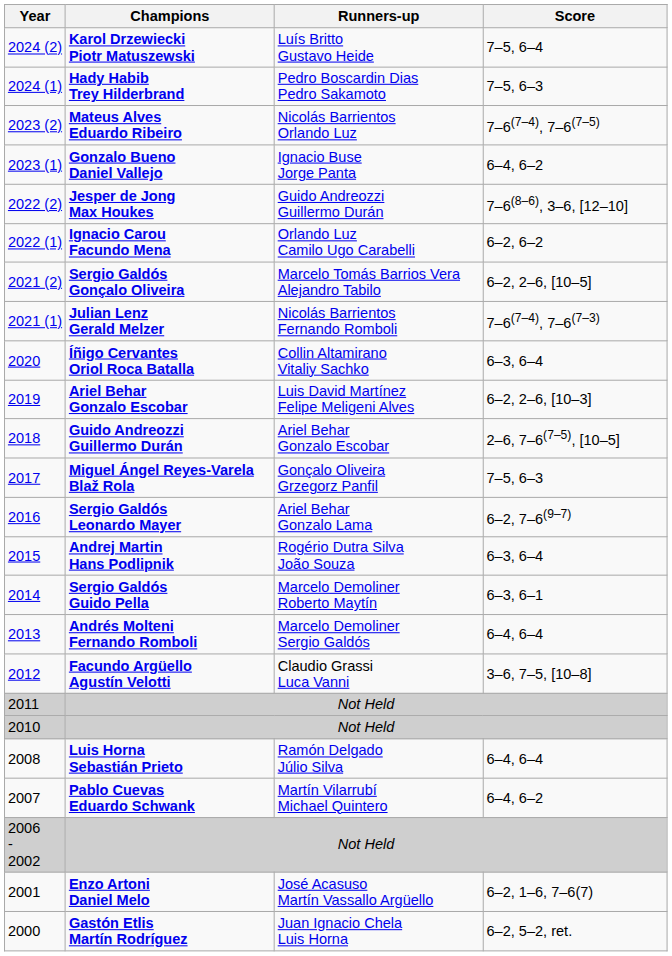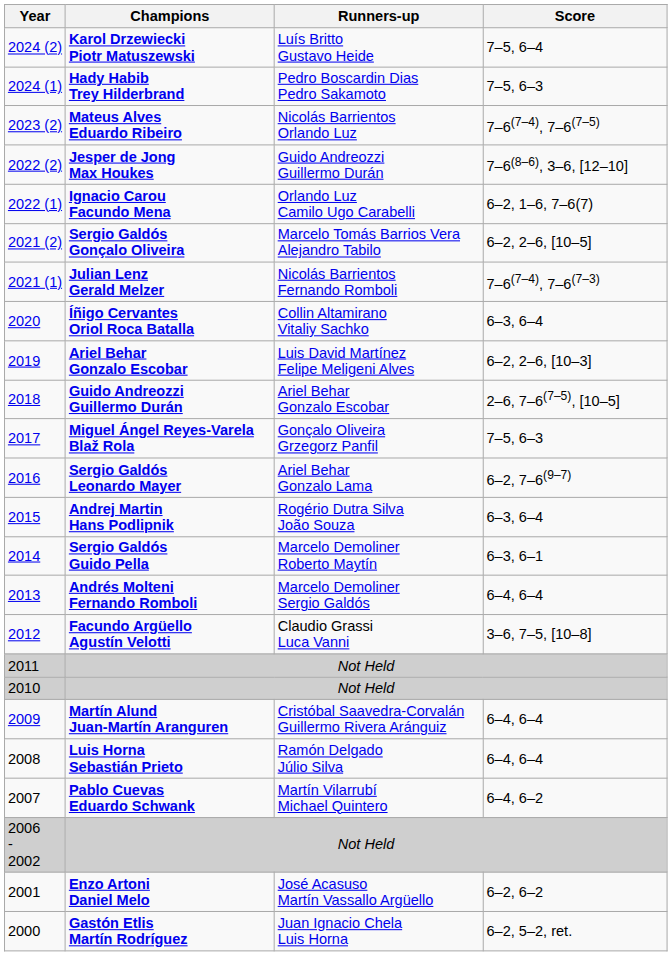- row: (35, 165)
(515, 243) 6–2, 6–2 -> (540, 204) 6–2, 1–6, 7–6(7)
+ row: (24, 720)
(540, 892) 6–2, 1–6, 7–6(7) -> (515, 892) 6–2, 6–2
